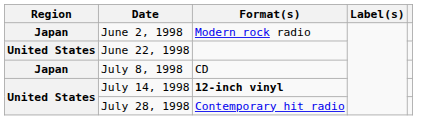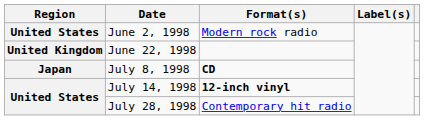(51, 32) Japan -> (55, 32) United States
(51, 51) United States -> (55, 51) United Kingdom
(202, 69) normal -> (209, 69) bold
